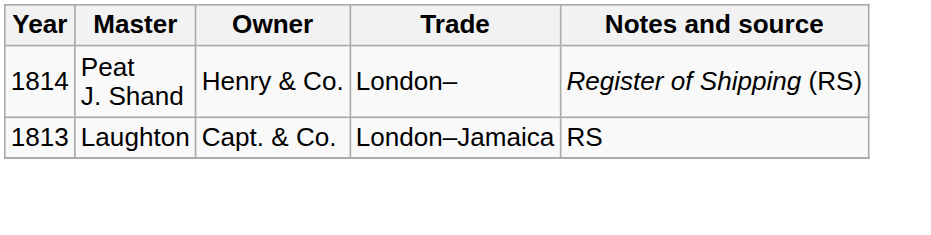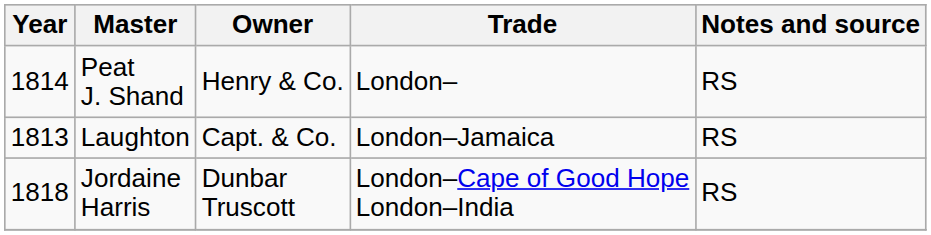(714, 81) Register of Shipping (RS) -> (719, 81) RS
+ row: (131, 193)
